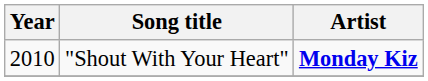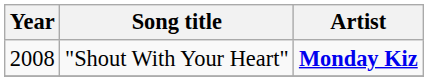(32, 57) 2010 -> (32, 57) 2008
